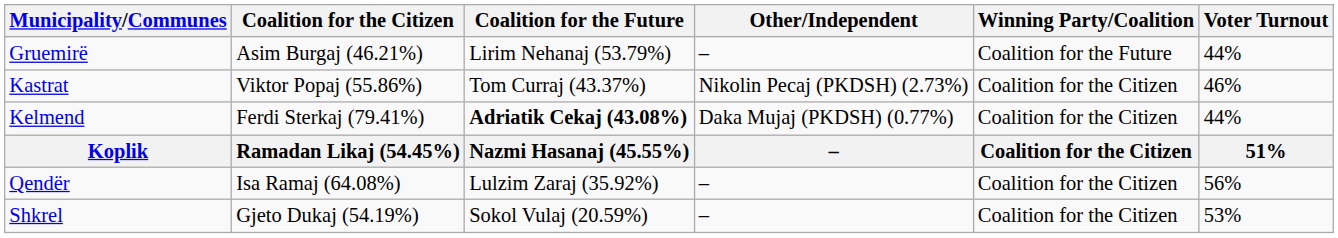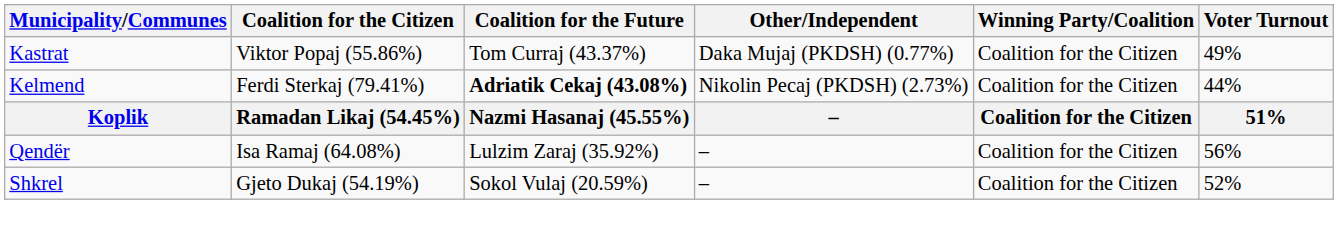- row: (49, 53)
(834, 85) Nikolin Pecaj (PKDSH) (2.73%) -> (826, 53) Daka Mujaj (PKDSH) (0.77%)
(1222, 85) 46% -> (1222, 53) 49%
(826, 118) Daka Mujaj (PKDSH) (0.77%) -> (834, 85) Nikolin Pecaj (PKDSH) (2.73%)
(1222, 215) 53% -> (1222, 183) 52%
